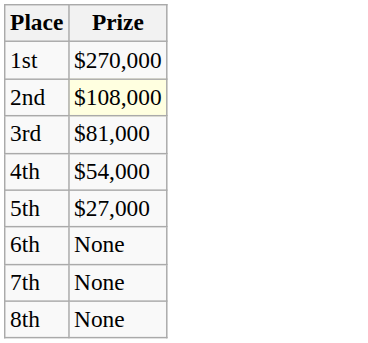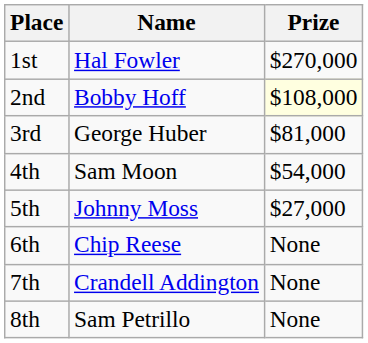+ column: (167, 23)
